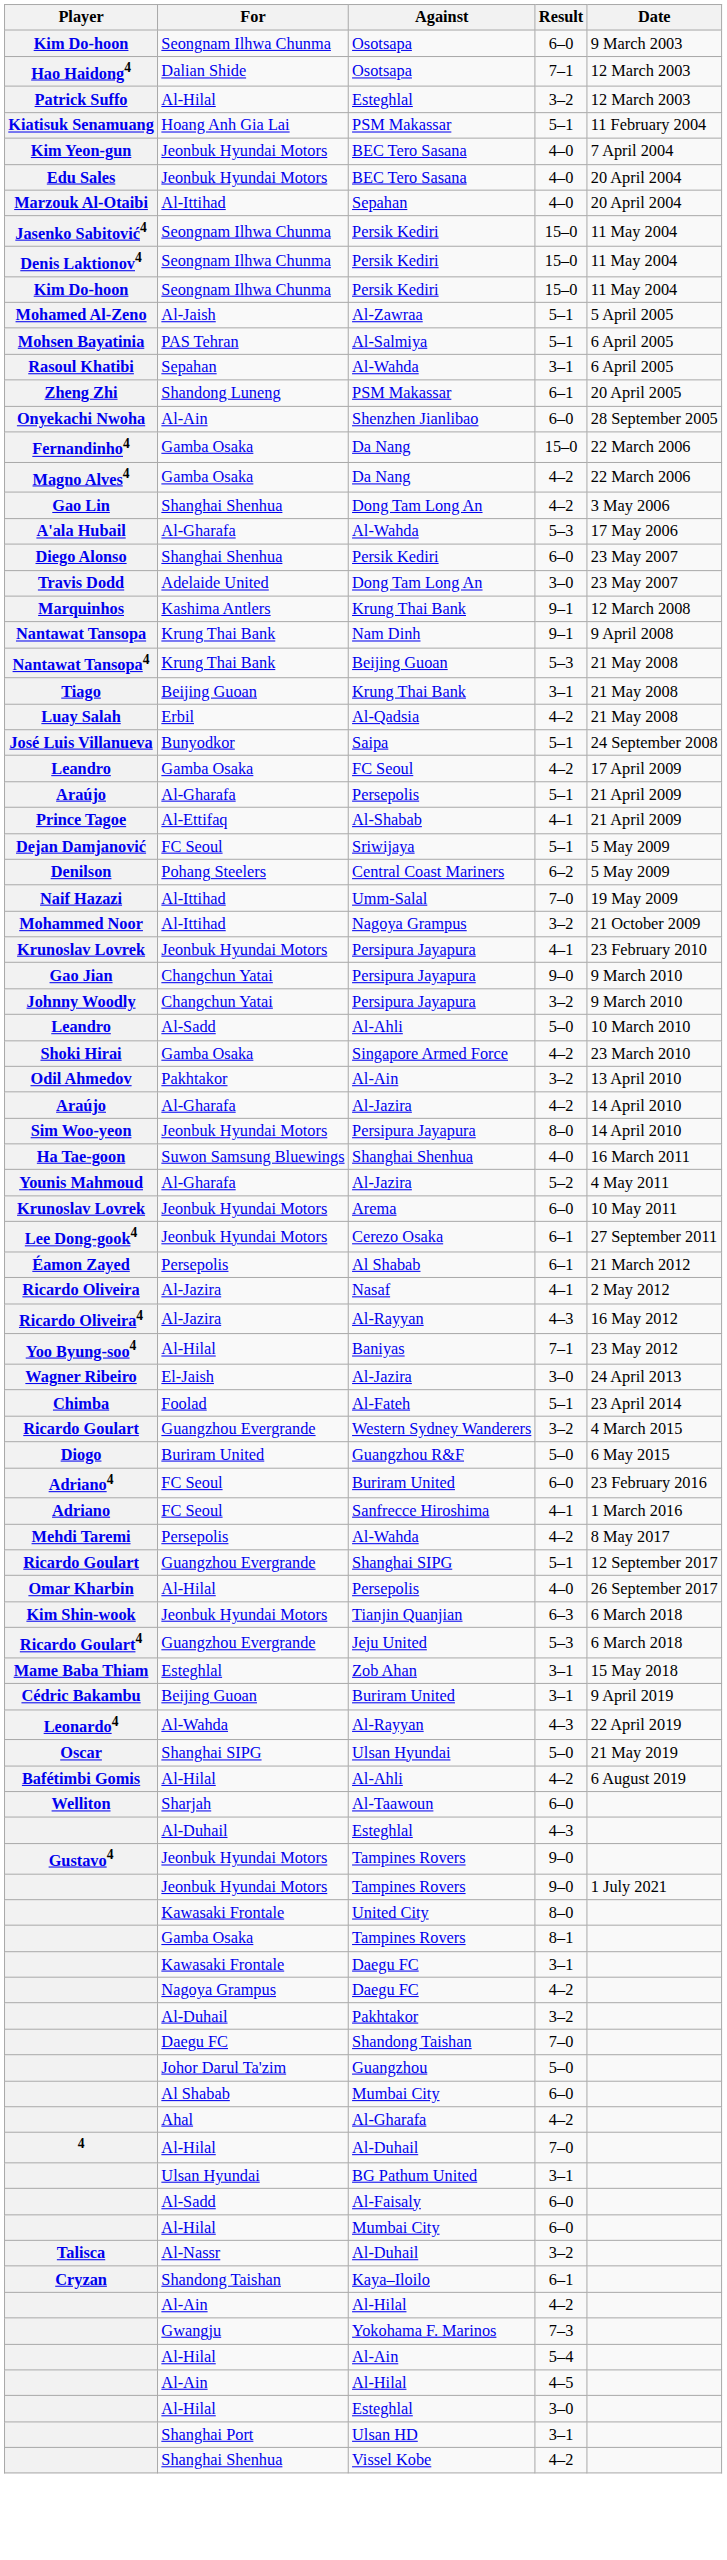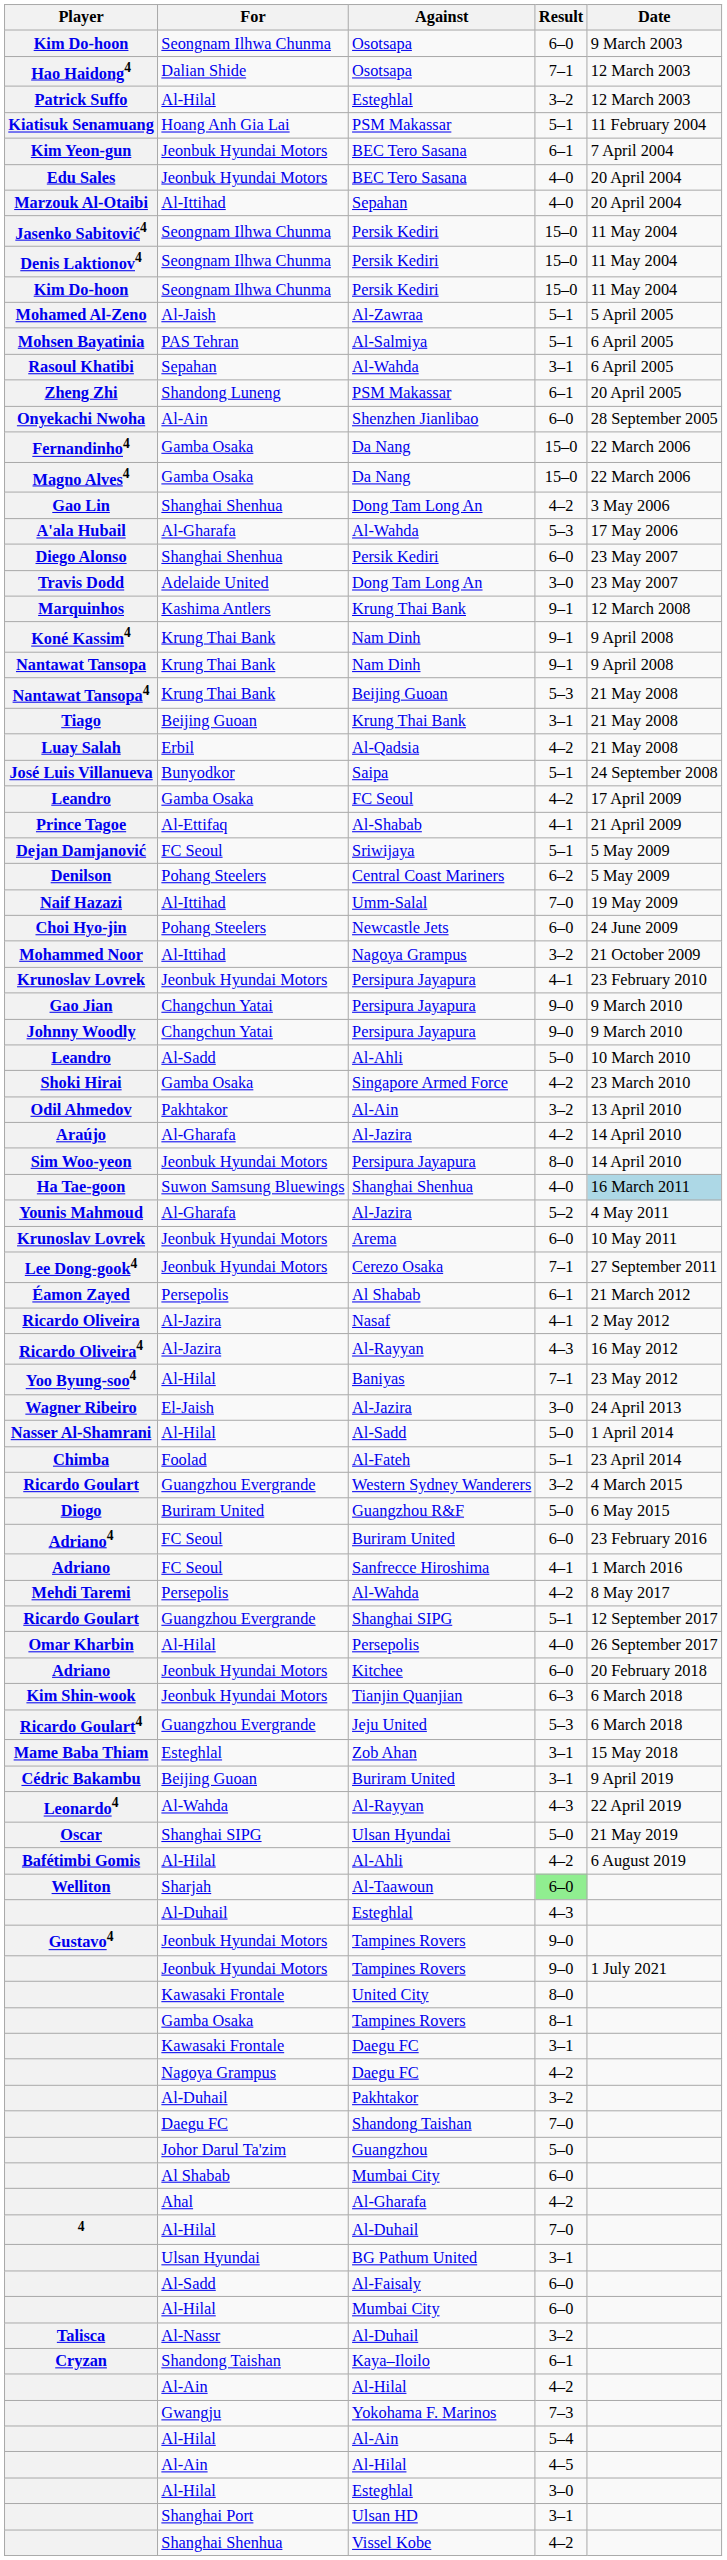(561, 151) 4–0 -> (561, 151) 6–1
(561, 477) 4–2 -> (561, 477) 15–0
+ row: (81, 637)
- row: (81, 794)
+ row: (81, 928)
(561, 1001) 3–2 -> (561, 1031) 9–0
(640, 1156) no background -> (640, 1187) lightblue background
(561, 1236) 6–1 -> (561, 1267) 7–1
+ row: (81, 1433)
+ row: (81, 1670)
(561, 1804) no background -> (561, 1886) lightgreen background
